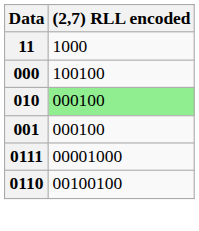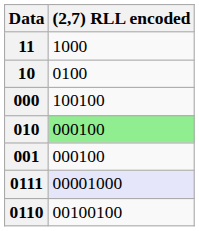+ row: (26, 73)
(87, 156) no background -> (87, 184) lavender background
